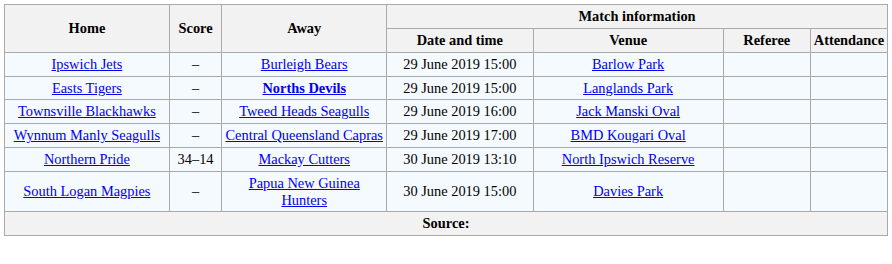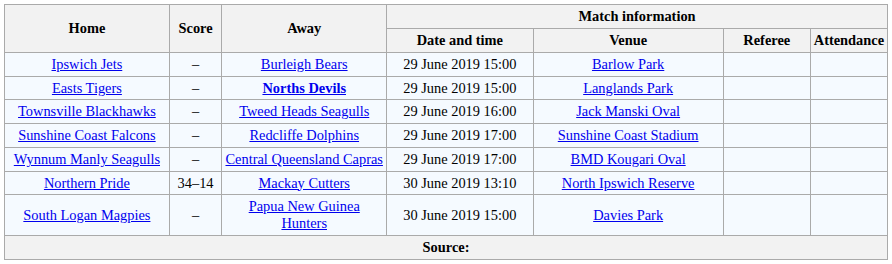+ row: (87, 135)
